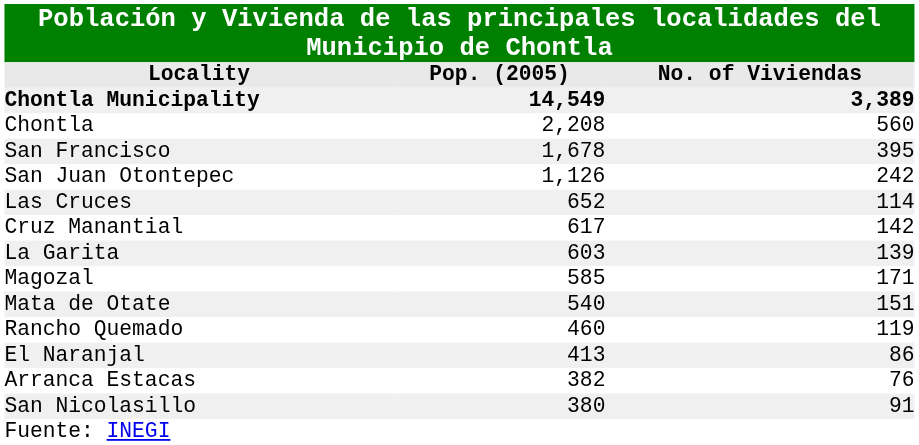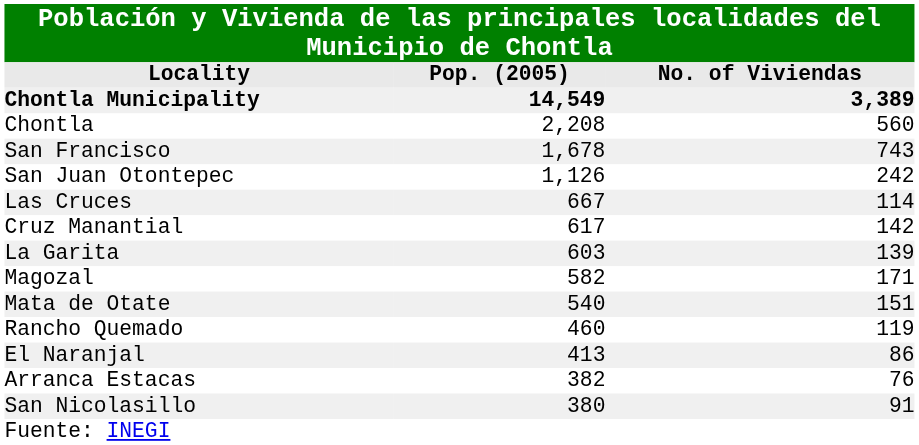(895, 151) 395 -> (895, 151) 743
(586, 202) 652 -> (586, 202) 667
(586, 279) 585 -> (586, 279) 582
